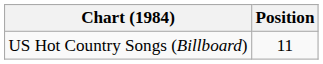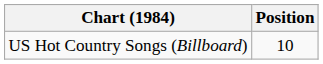(285, 45) 11 -> (285, 45) 10
